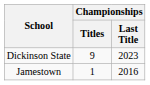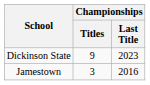(92, 71) 1 -> (92, 71) 3
